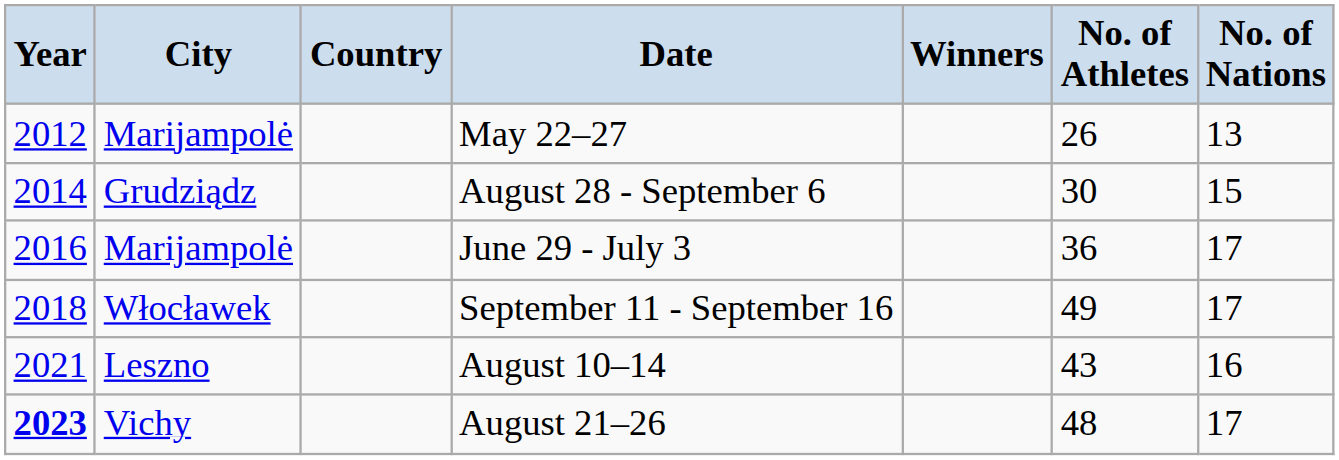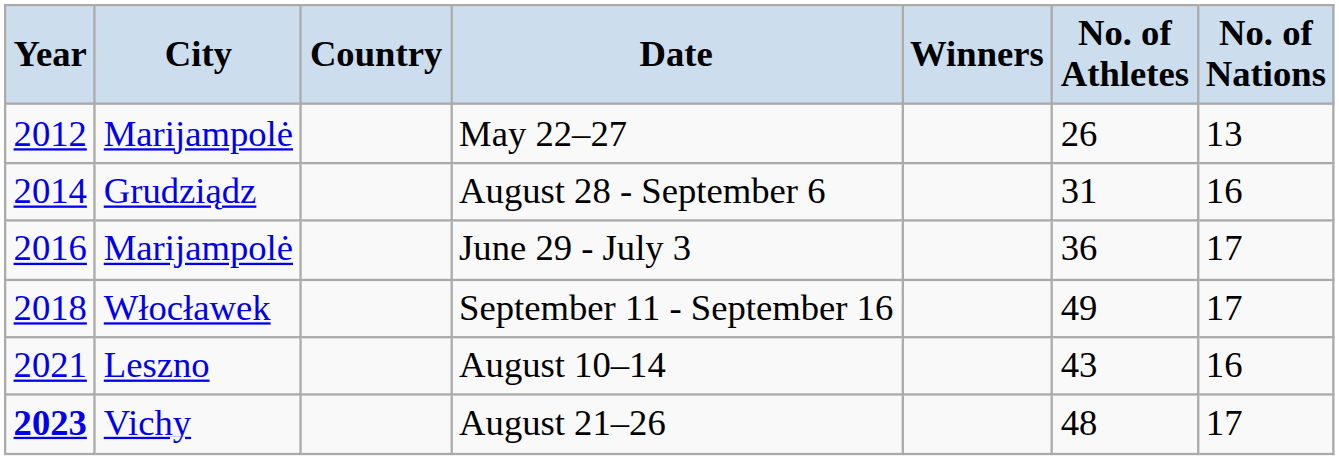(1079, 190) 30 -> (1079, 190) 31
(1224, 190) 15 -> (1224, 190) 16
